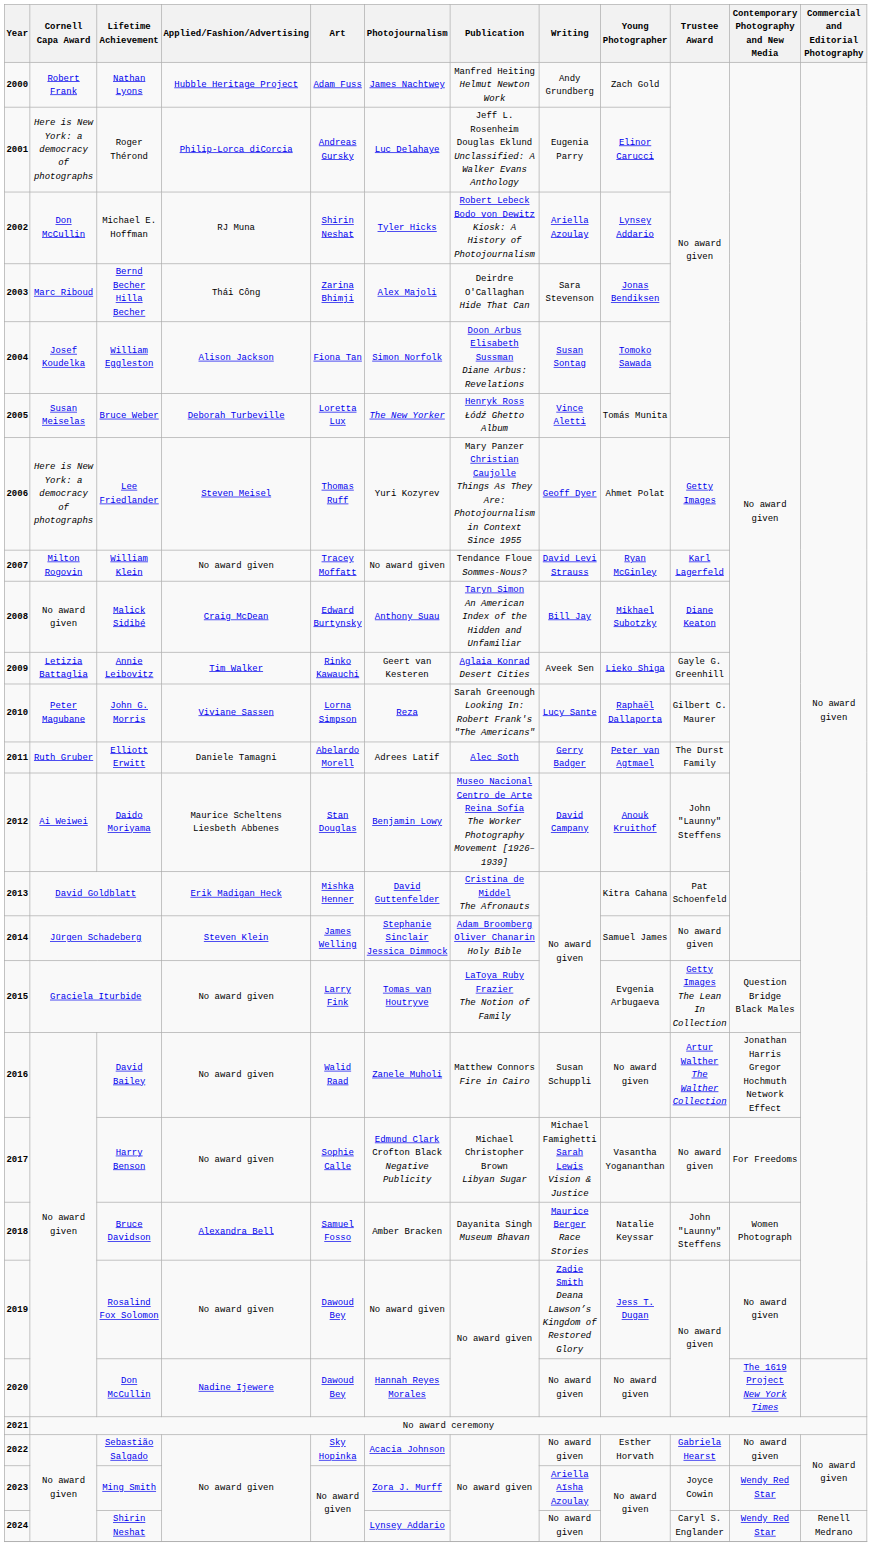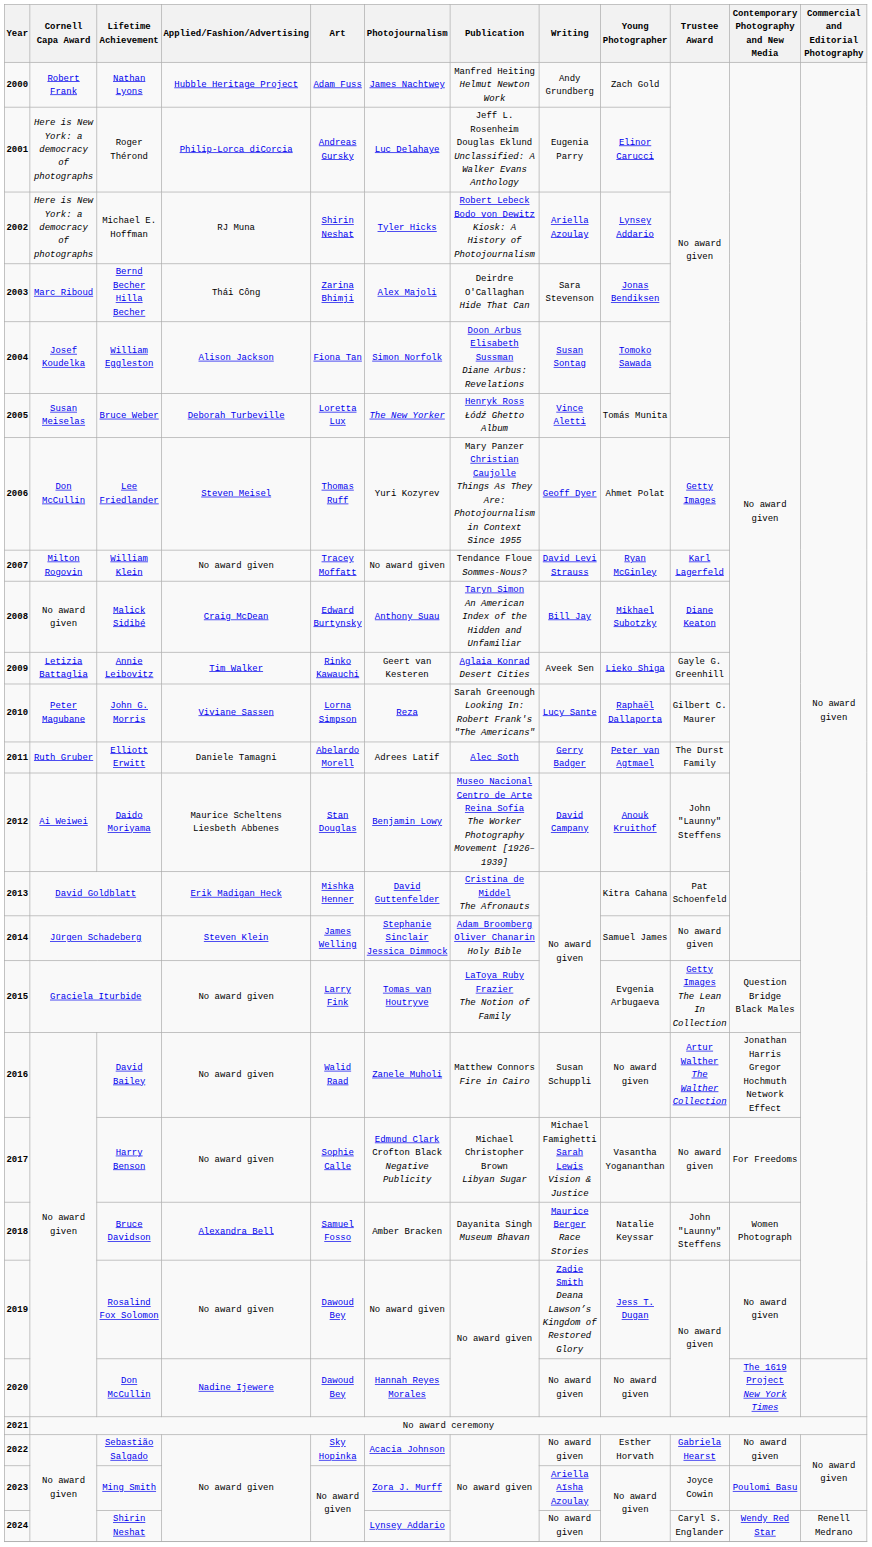(64, 228) Don McCullin -> (64, 228) Here is New York: a democracy of photographs
(64, 494) Here is New York: a democracy of photographs -> (64, 494) Don McCullin
(765, 1488) Wendy Red Star -> (765, 1488) Poulomi Basu
